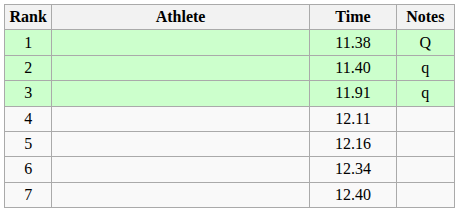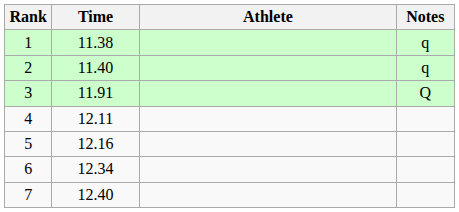columns swapped: (181, 17) <-> (353, 17)
(425, 42) Q -> (425, 42) q
(425, 93) q -> (425, 93) Q
